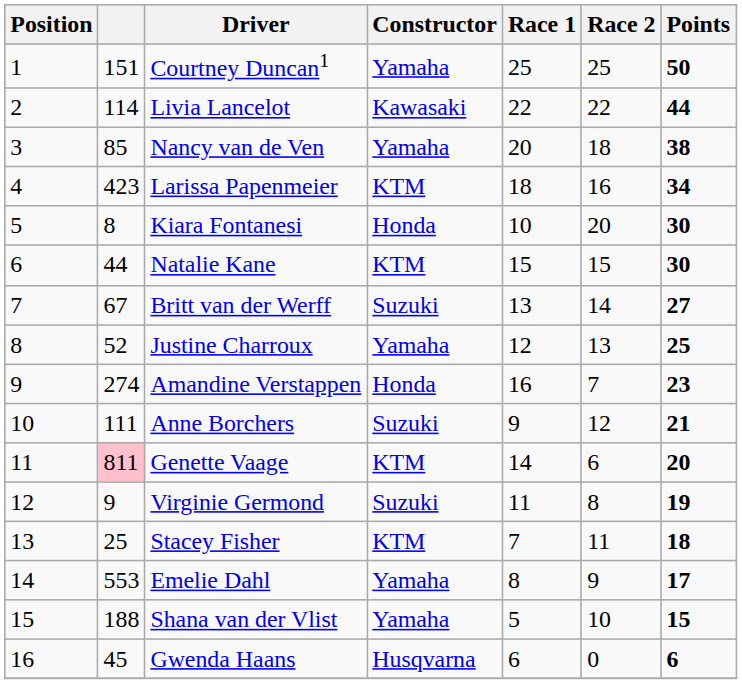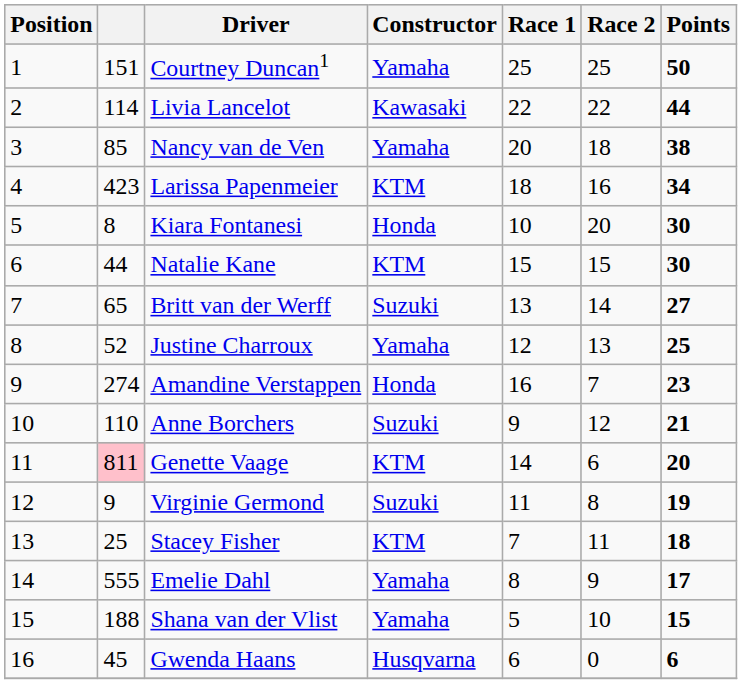(115, 304) 67 -> (115, 304) 65
(121, 422) 111 -> (121, 422) 110
(121, 580) 553 -> (121, 580) 555
